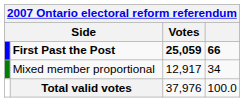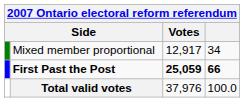rows swapped: (64, 50) <-> (84, 69)
